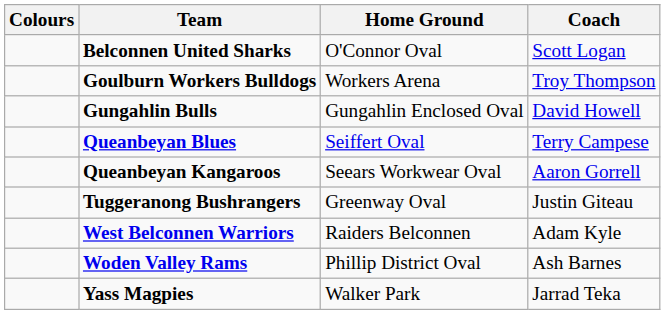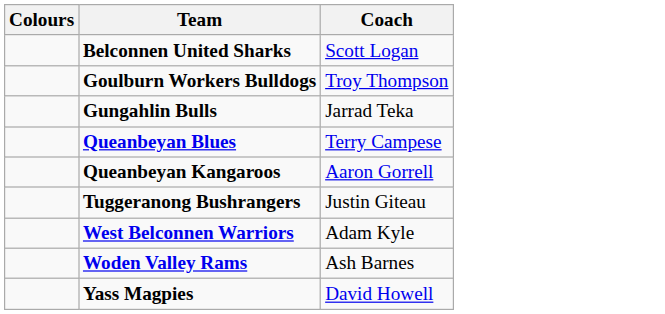- column: (424, 19)
(586, 111) David Howell -> (369, 111) Jarrad Teka
(577, 293) Jarrad Teka -> (379, 293) David Howell
